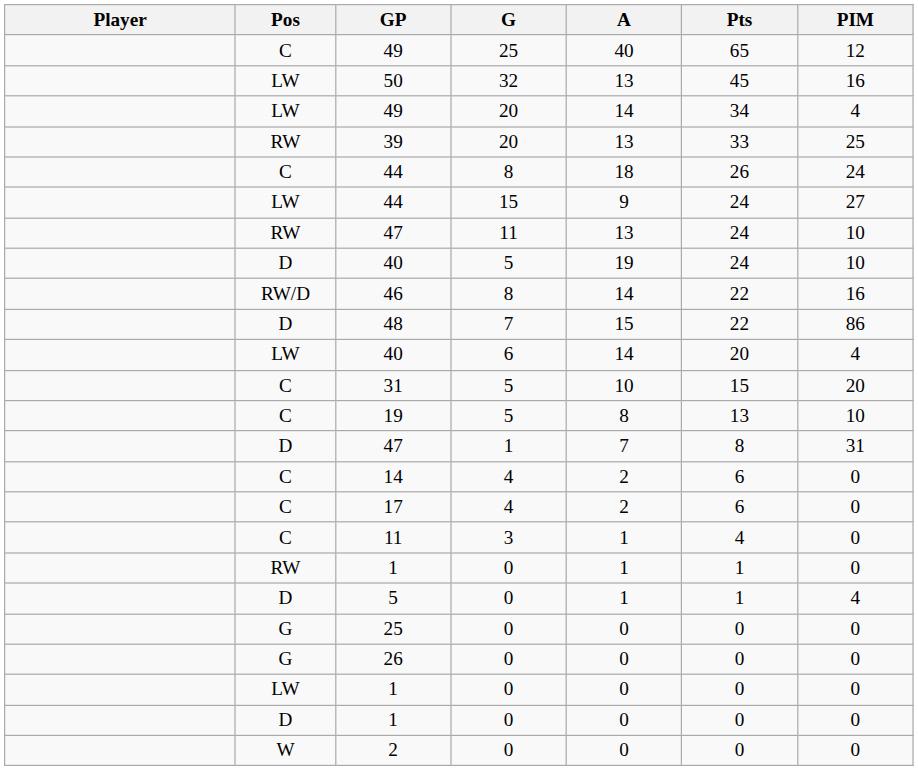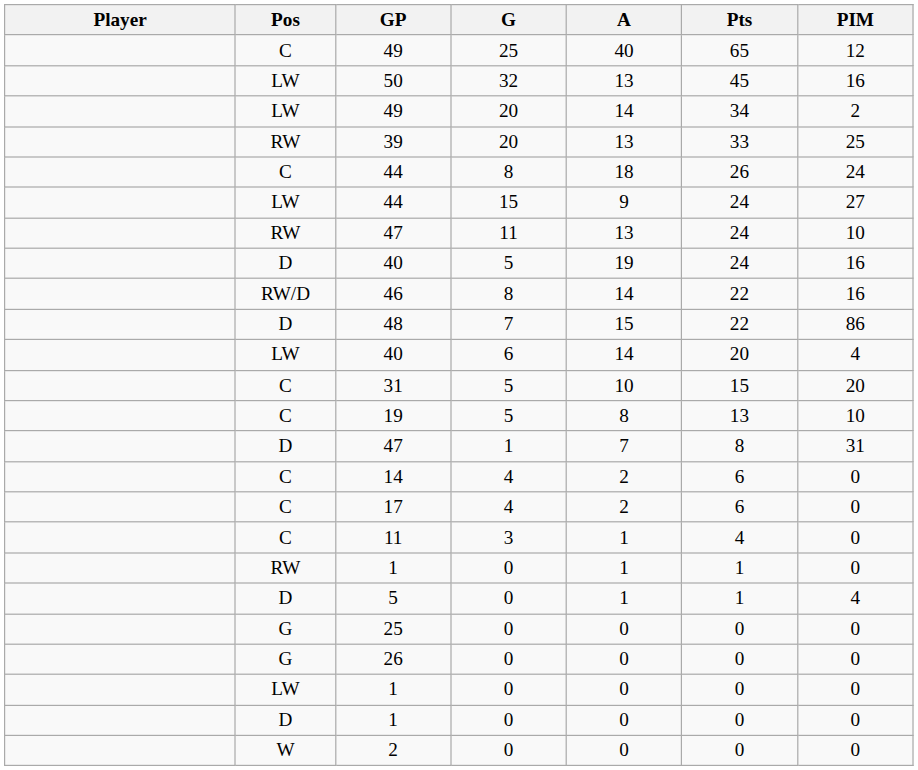(855, 111) 4 -> (855, 111) 2
(855, 263) 10 -> (855, 263) 16
